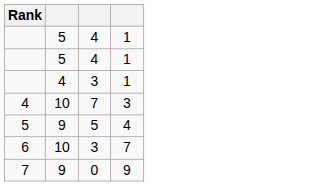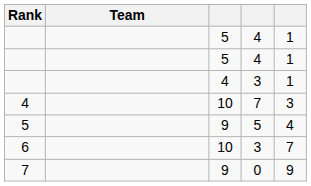+ column: (127, 15)
